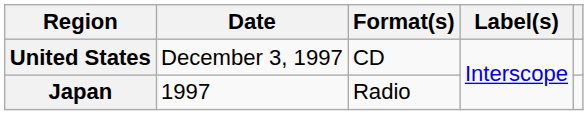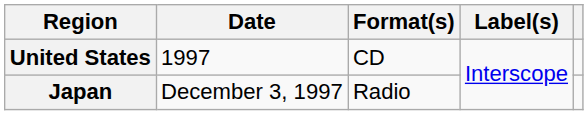(252, 57) December 3, 1997 -> (186, 57) 1997
(186, 92) 1997 -> (252, 92) December 3, 1997
